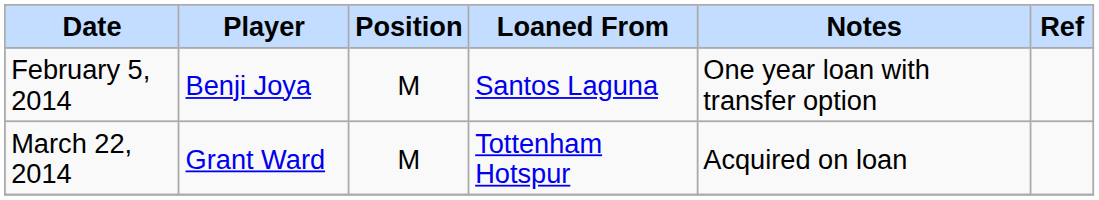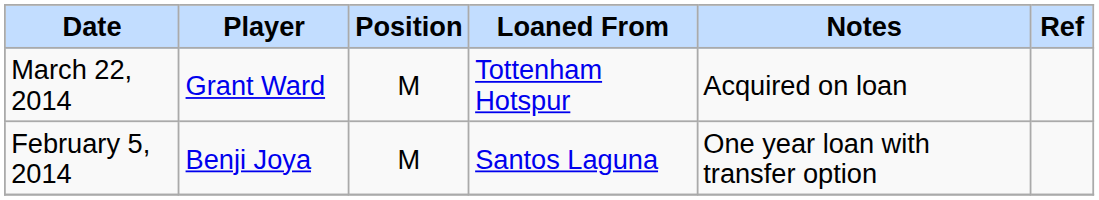rows swapped: (81, 85) <-> (72, 158)
